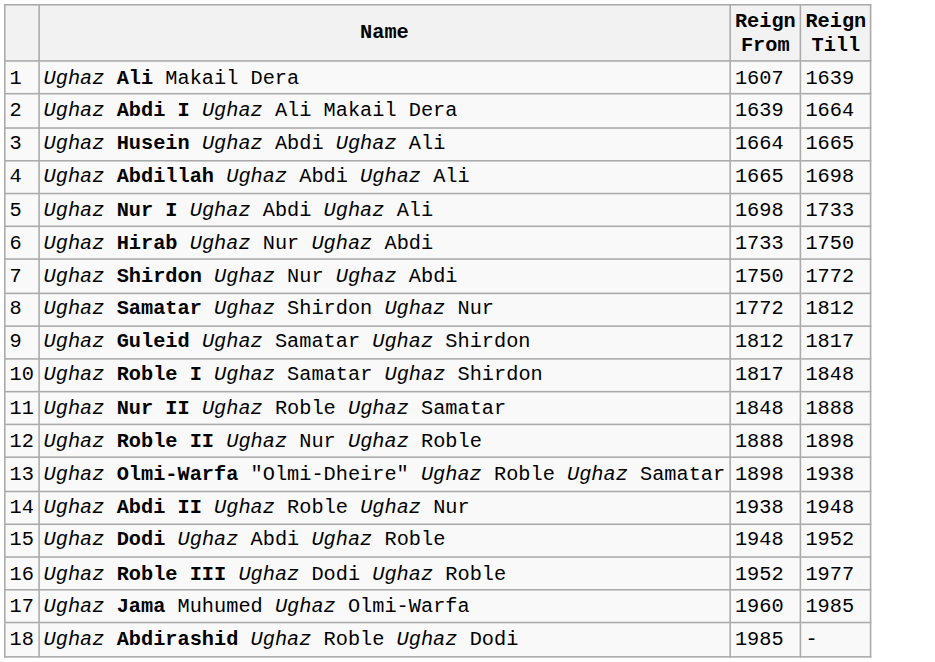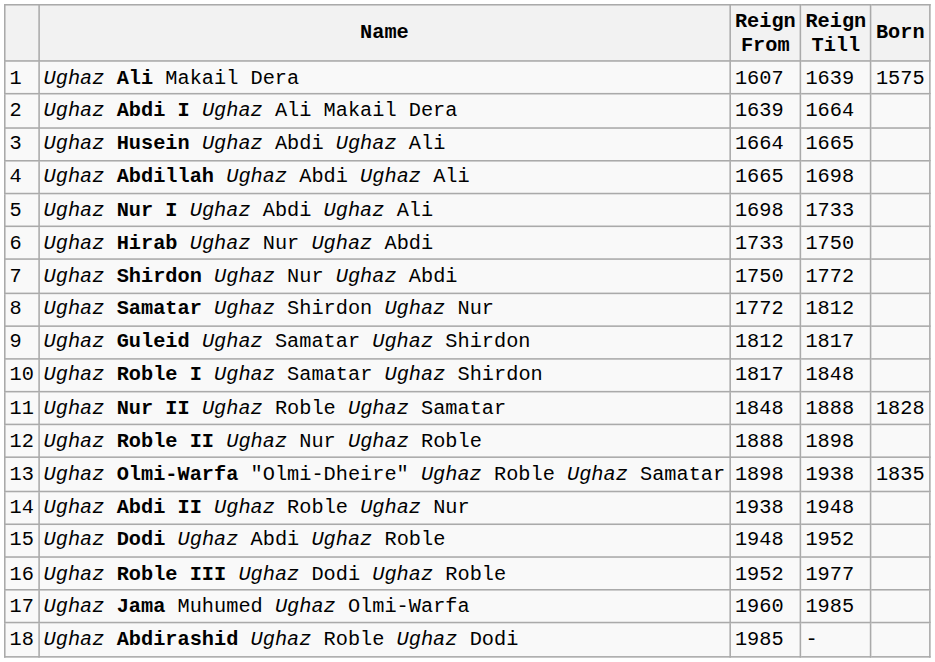+ column: (900, 33)
